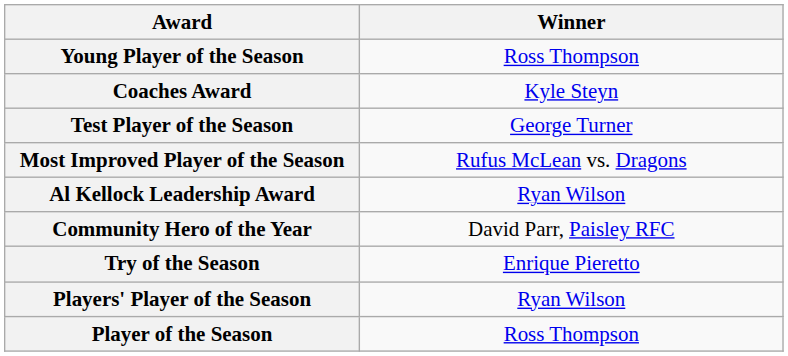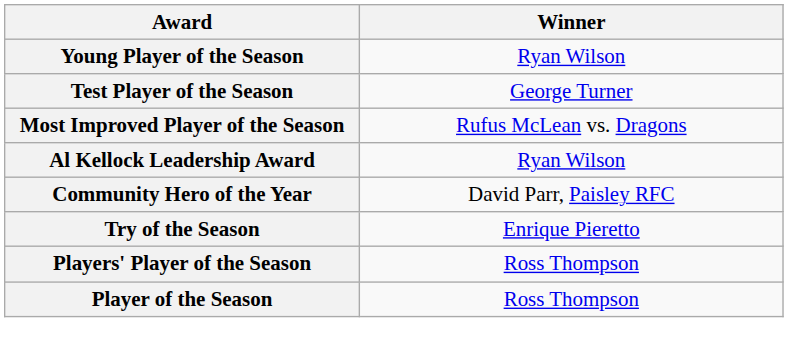(571, 56) Ross Thompson -> (571, 56) Ryan Wilson
- row: (182, 91)
(571, 298) Ryan Wilson -> (571, 264) Ross Thompson
